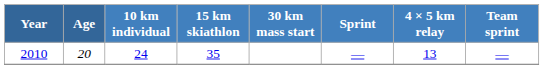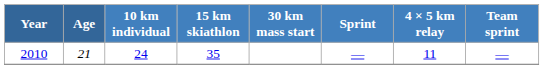(84, 53) 20 -> (84, 53) 21
(430, 53) 13 -> (430, 53) 11
